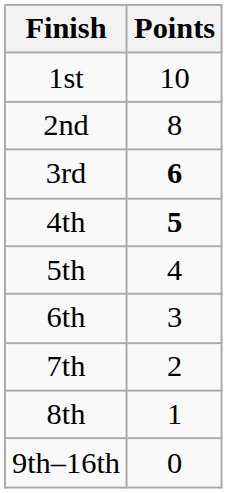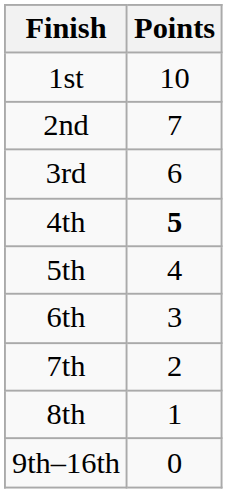(175, 125) 8 -> (175, 125) 7
(175, 173) bold -> (175, 173) normal
